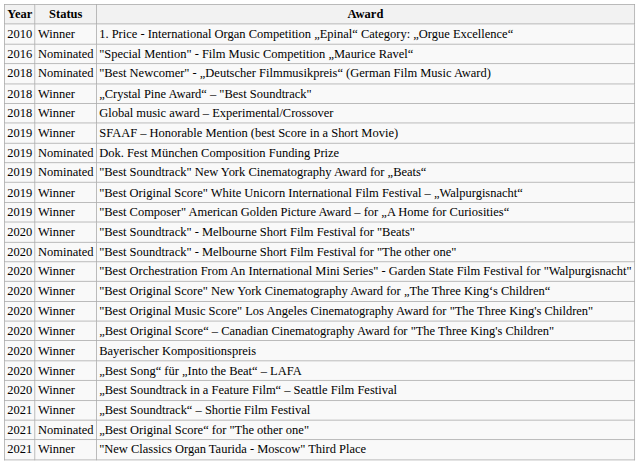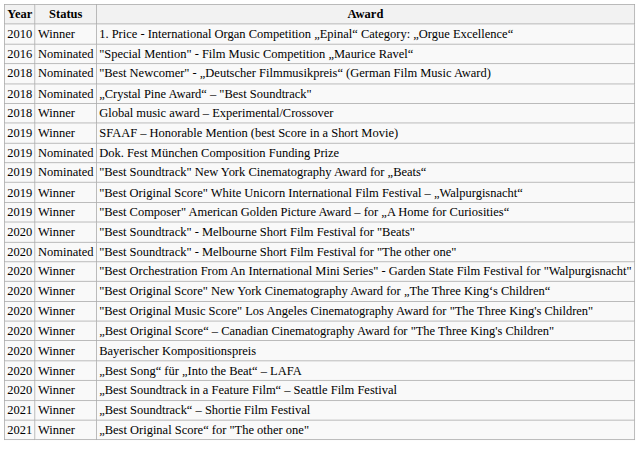(56, 93) Winner -> (66, 93) Nominated
(66, 430) Nominated -> (56, 430) Winner
- row: (233, 449)
